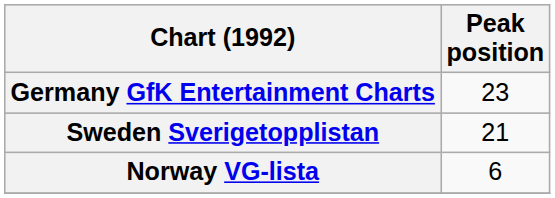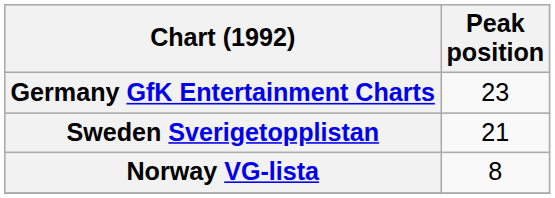(495, 172) 6 -> (495, 172) 8
